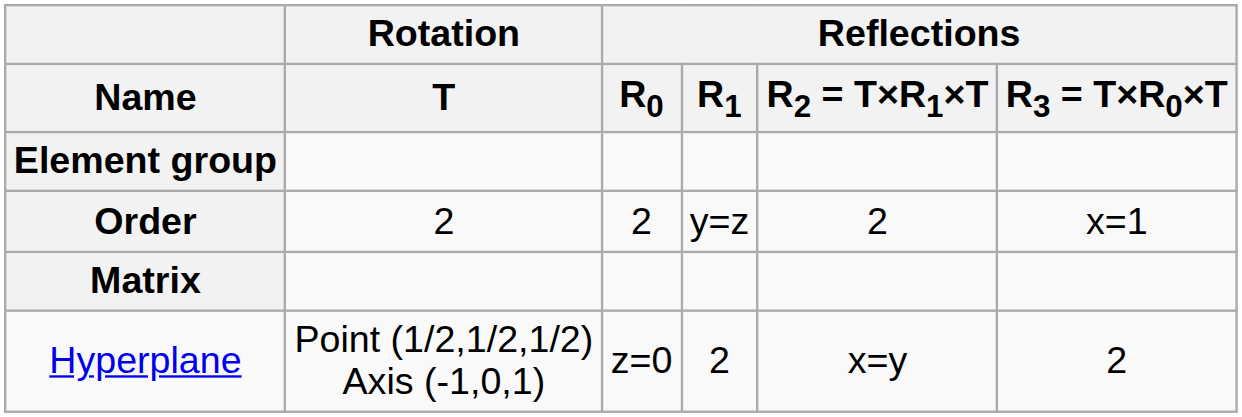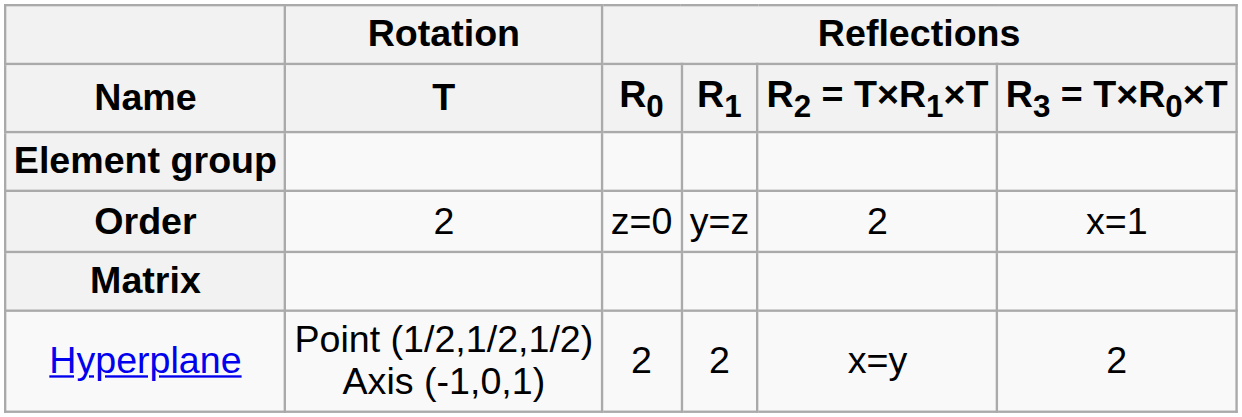(641, 220) 2 -> (641, 220) z=0
(641, 361) z=0 -> (641, 361) 2
